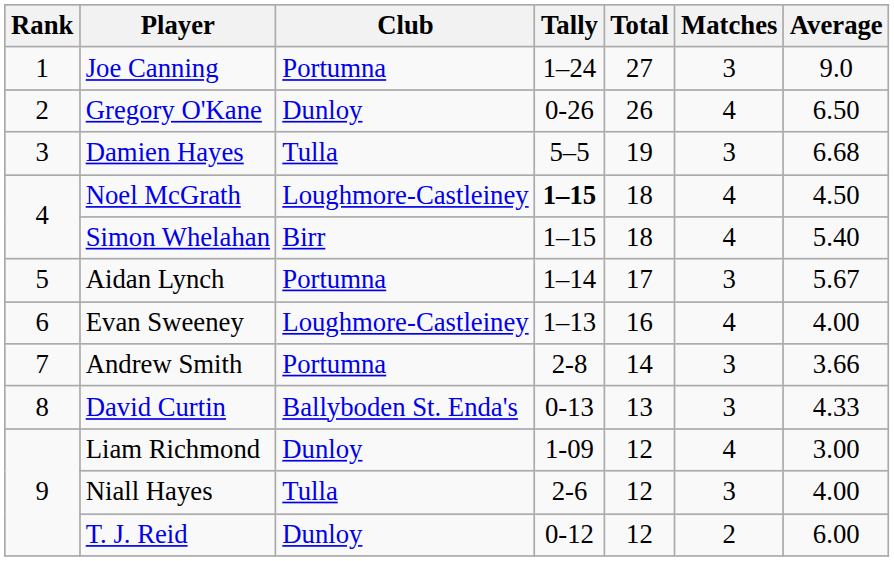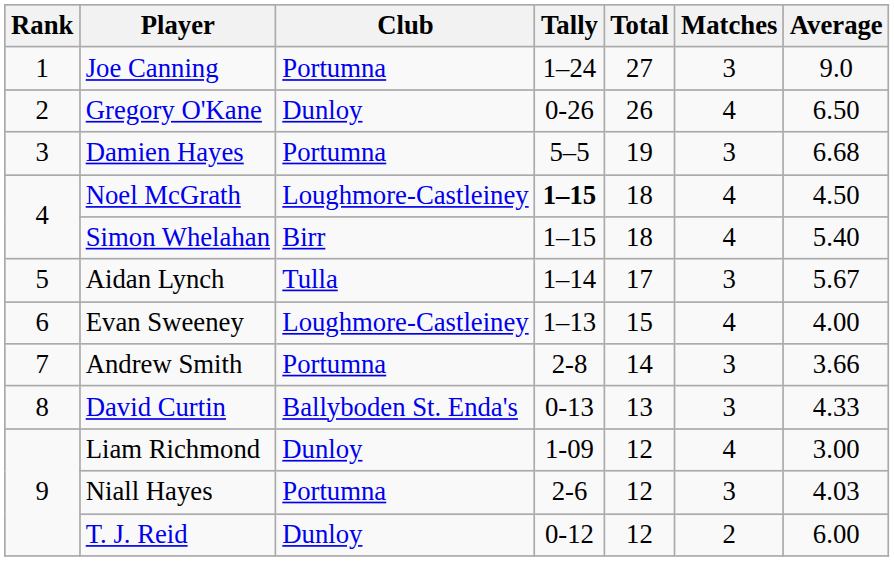(310, 152) Tulla -> (334, 152) Portumna
(334, 279) Portumna -> (310, 279) Tulla
(639, 322) 16 -> (639, 322) 15
(310, 491) Tulla -> (334, 491) Portumna
(836, 491) 4.00 -> (836, 491) 4.03
